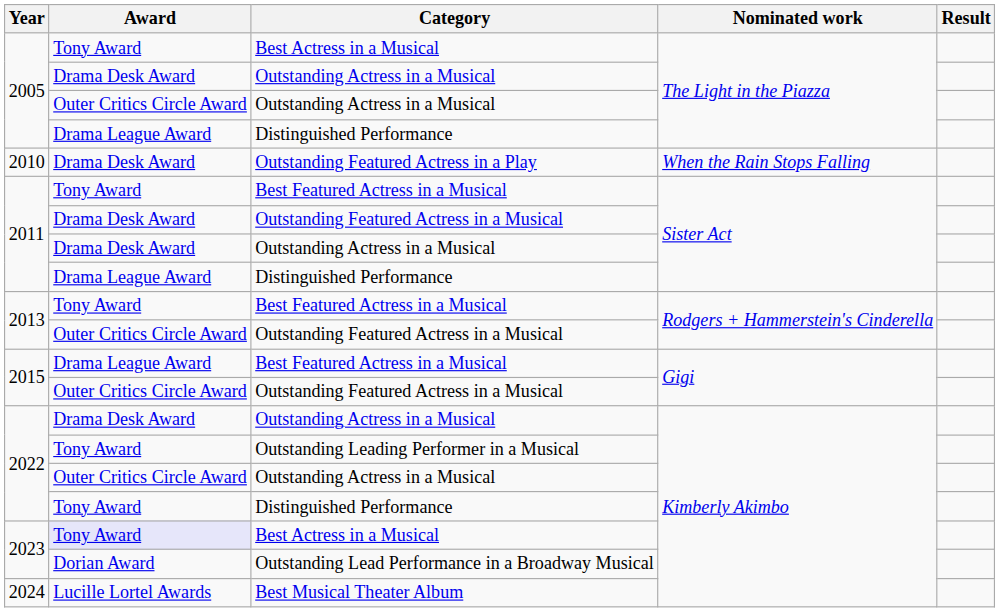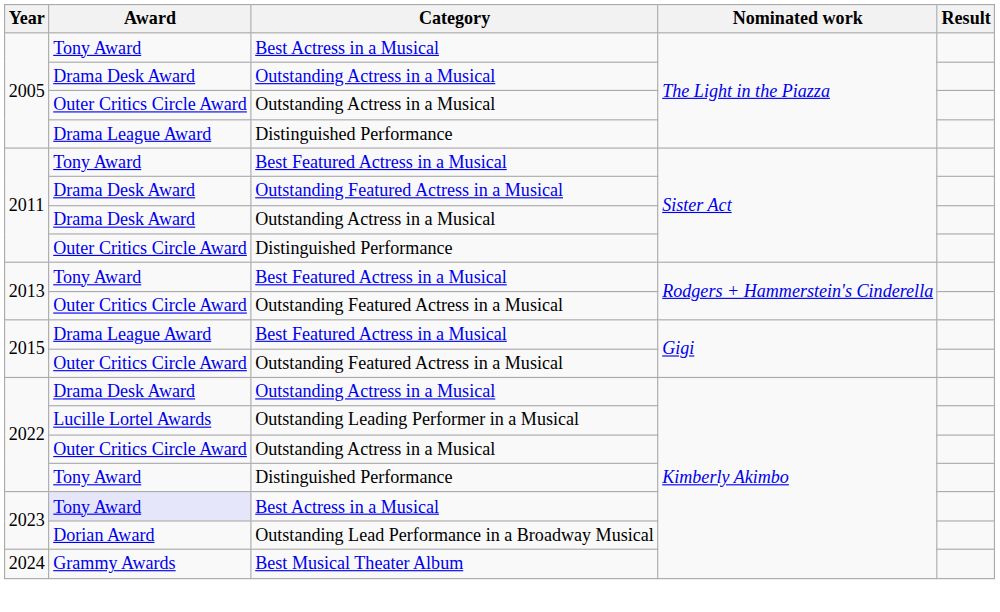- row: (27, 162)
(132, 276) Drama League Award -> (150, 248) Outer Critics Circle Award
(97, 448) Tony Award -> (132, 420) Lucille Lortel Awards
(132, 592) Lucille Lortel Awards -> (114, 563) Grammy Awards
